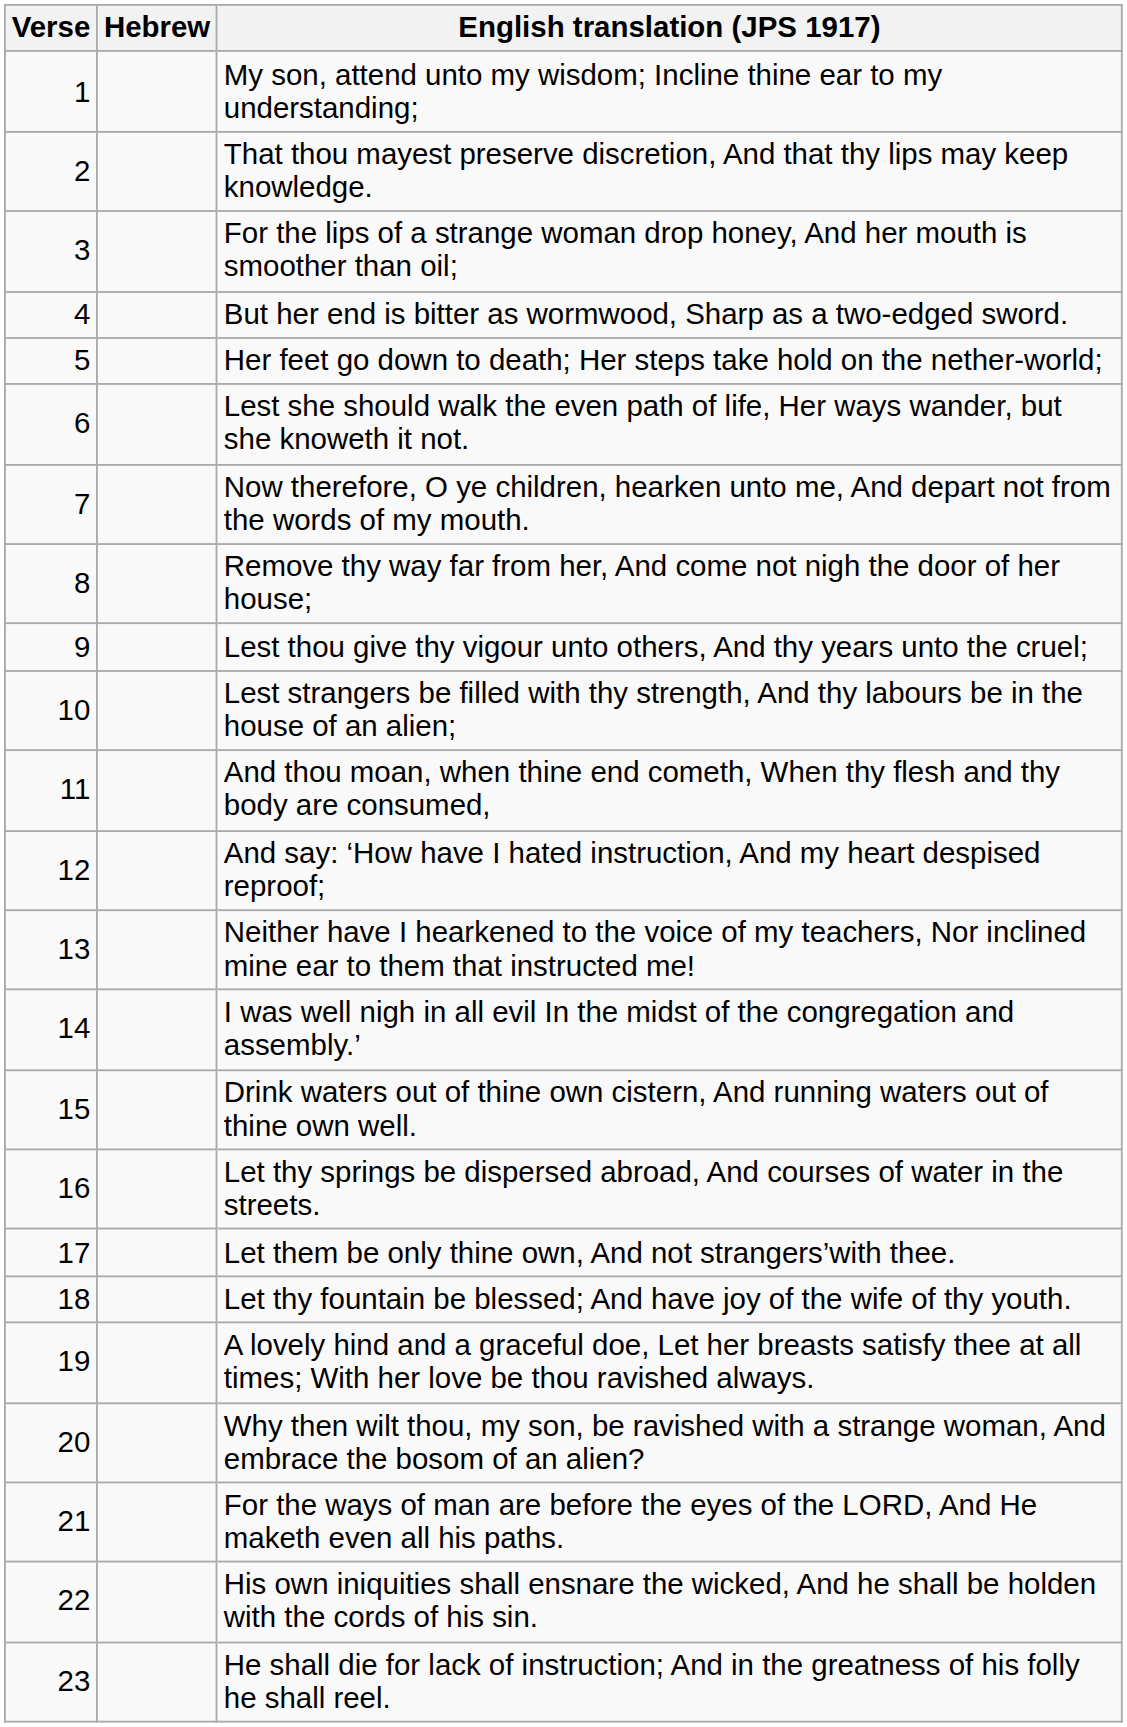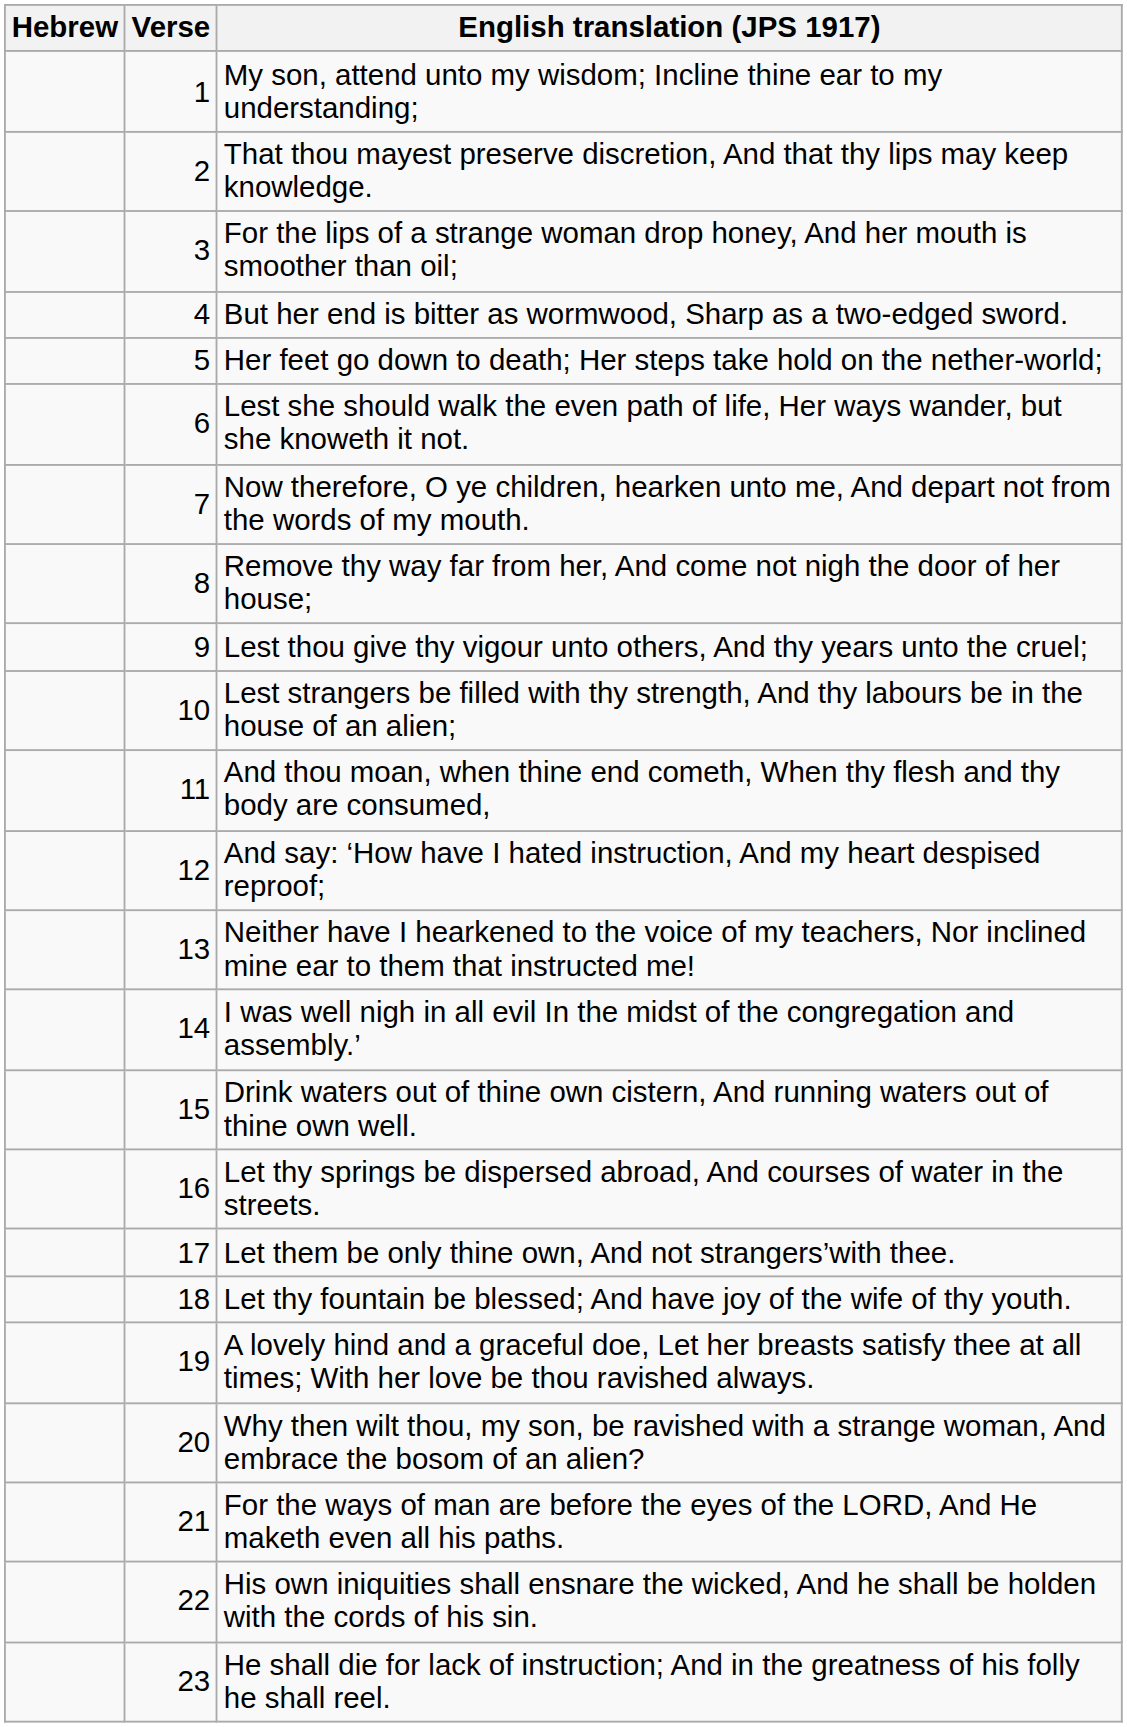columns swapped: (51, 27) <-> (157, 27)
